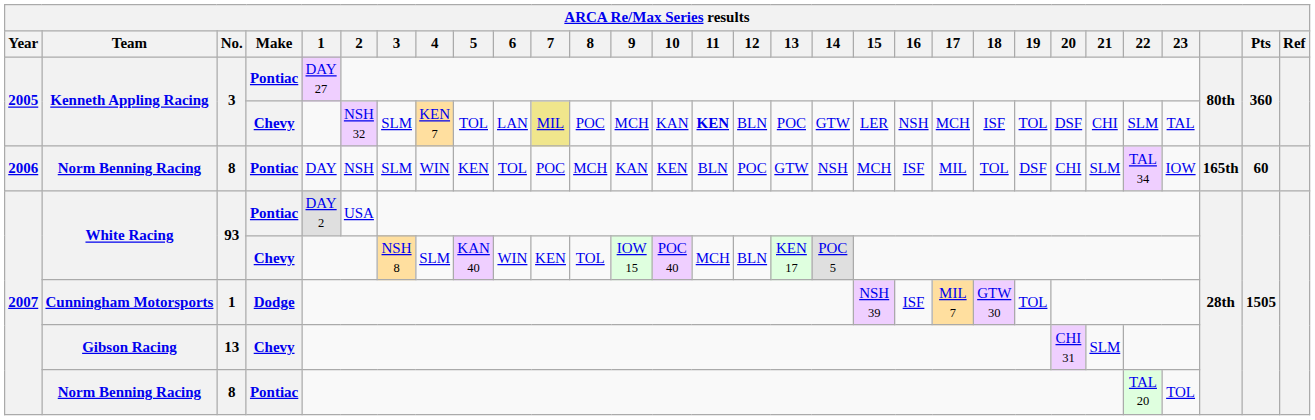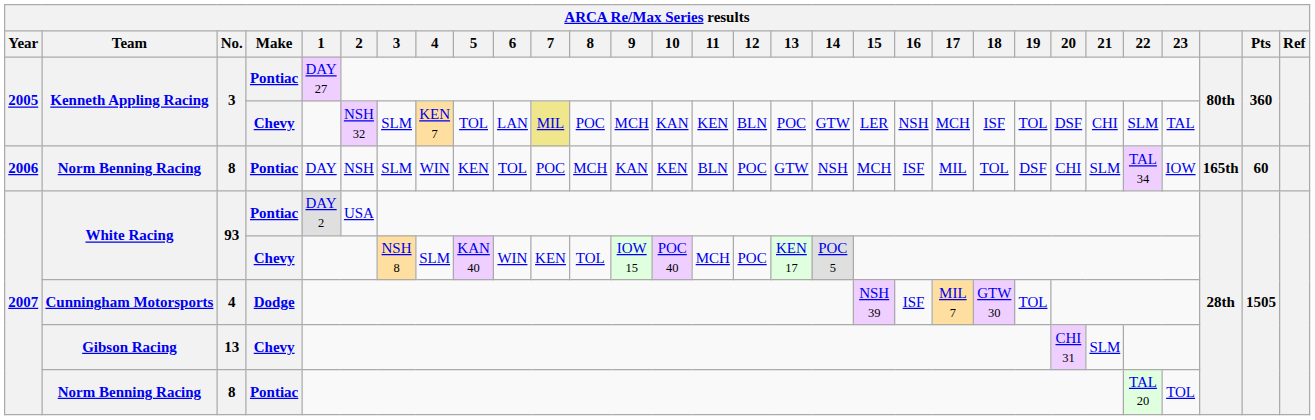(713, 123) bold -> (713, 123) normal
(752, 257) BLN -> (752, 257) POC
(232, 302) 1 -> (232, 302) 4
